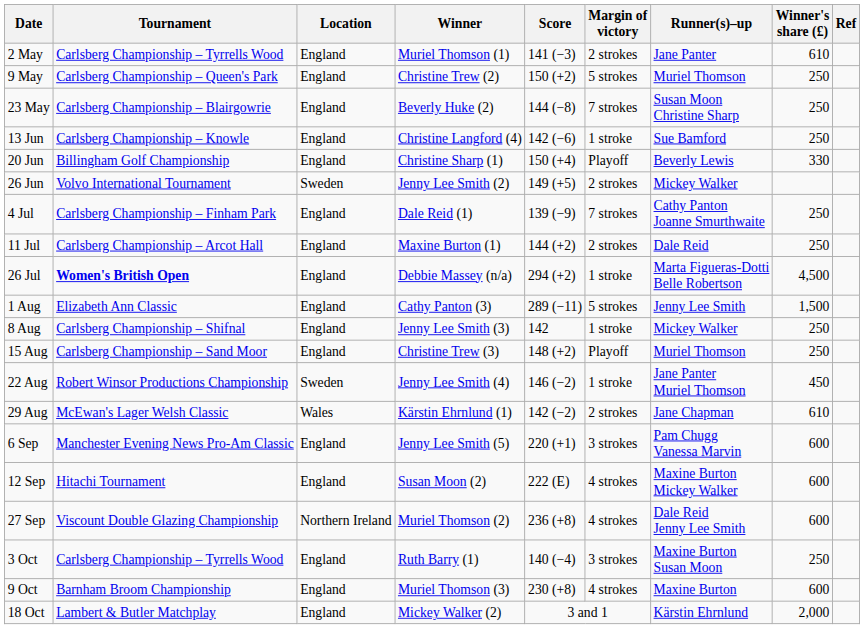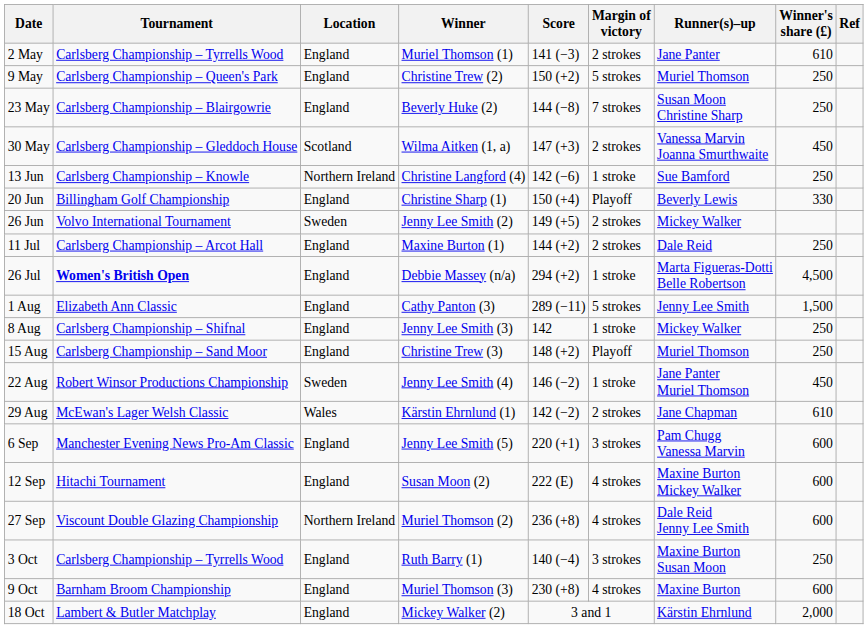+ row: (29, 146)
(323, 138) England -> (349, 177) Northern Ireland
- row: (21, 214)
